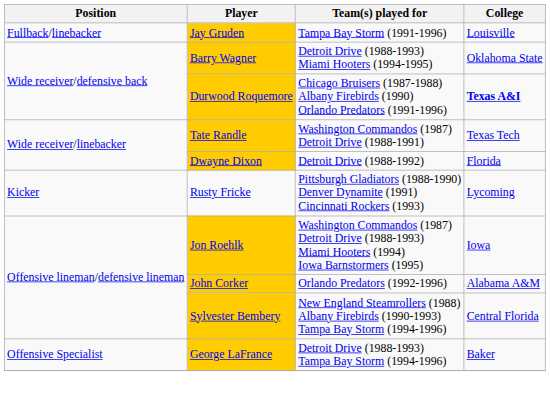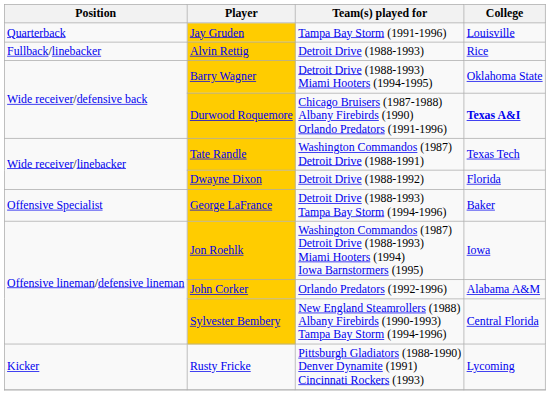(54, 32) Fullback/linebacker -> (36, 32) Quarterback
+ row: (219, 51)
rows swapped: (231, 354) <-> (220, 193)
